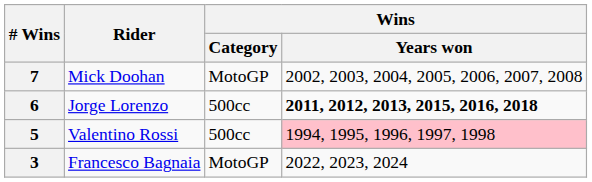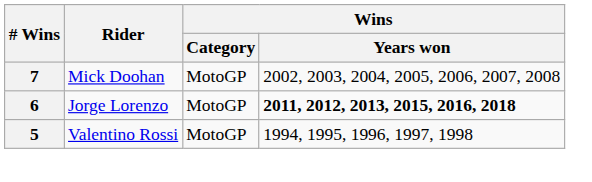(229, 105) 500cc -> (216, 105) MotoGP
(229, 134) 500cc -> (216, 134) MotoGP
(390, 134) pink background -> (368, 134) no background
- row: (34, 163)
